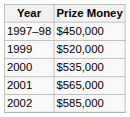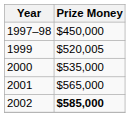(80, 49) $520,000 -> (80, 49) $520,005
(80, 103) normal -> (80, 103) bold
